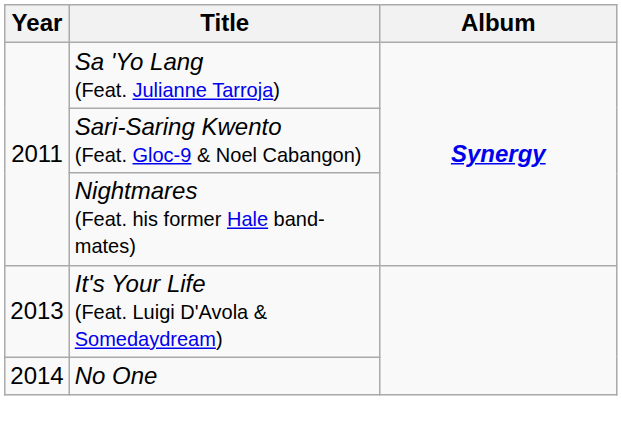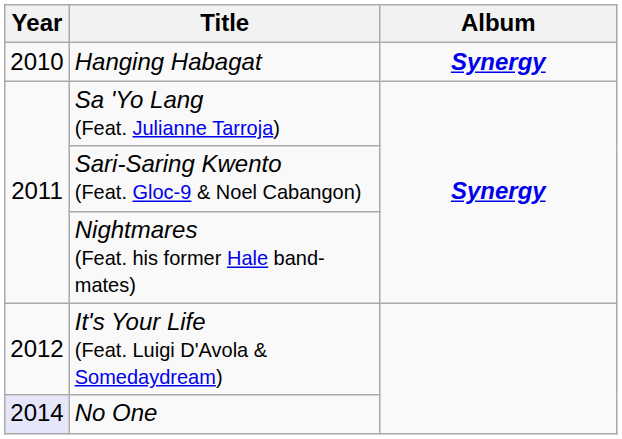+ row: (168, 61)
(37, 310) 2013 -> (37, 348) 2012
(37, 375) no background -> (37, 413) lavender background
